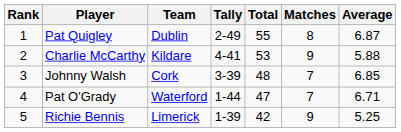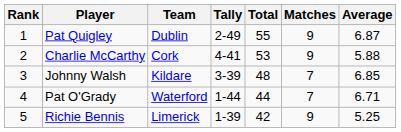(310, 35) 8 -> (310, 35) 9
(171, 55) Kildare -> (165, 55) Cork
(165, 76) Cork -> (171, 76) Kildare
(263, 96) 47 -> (263, 96) 44
